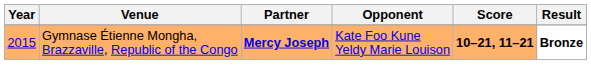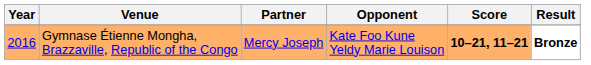(22, 42) 2015 -> (22, 42) 2016
(286, 42) bold -> (284, 42) normal
